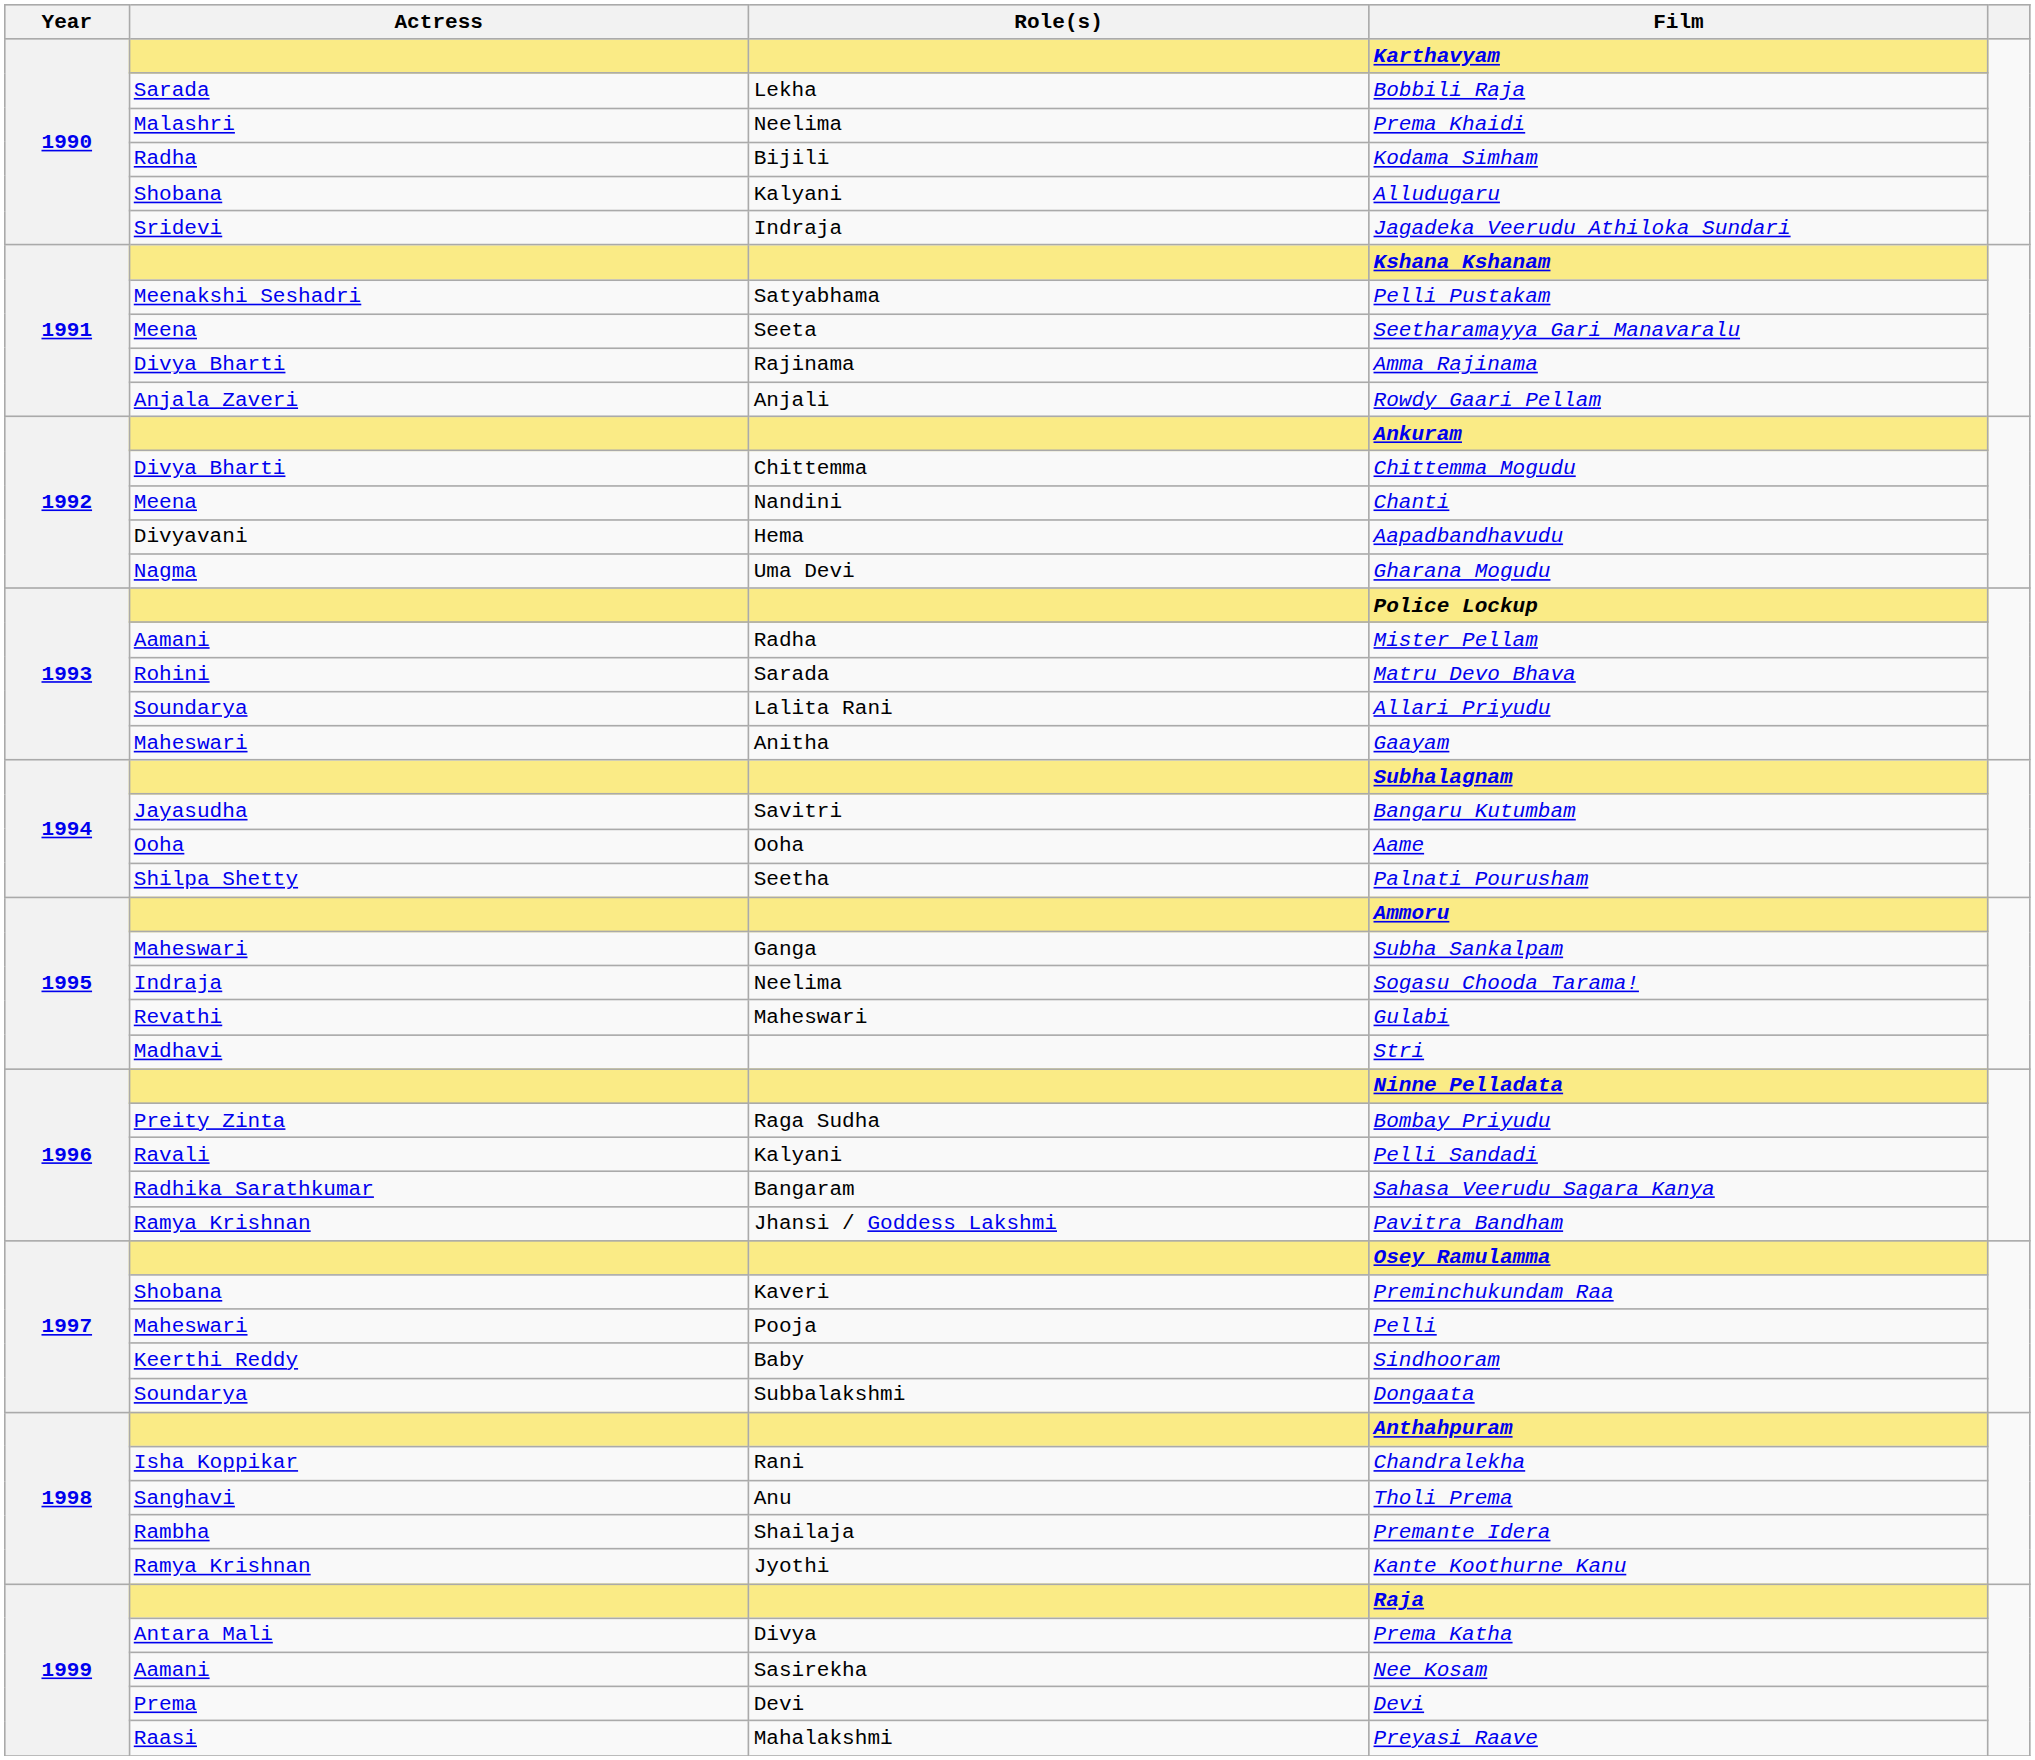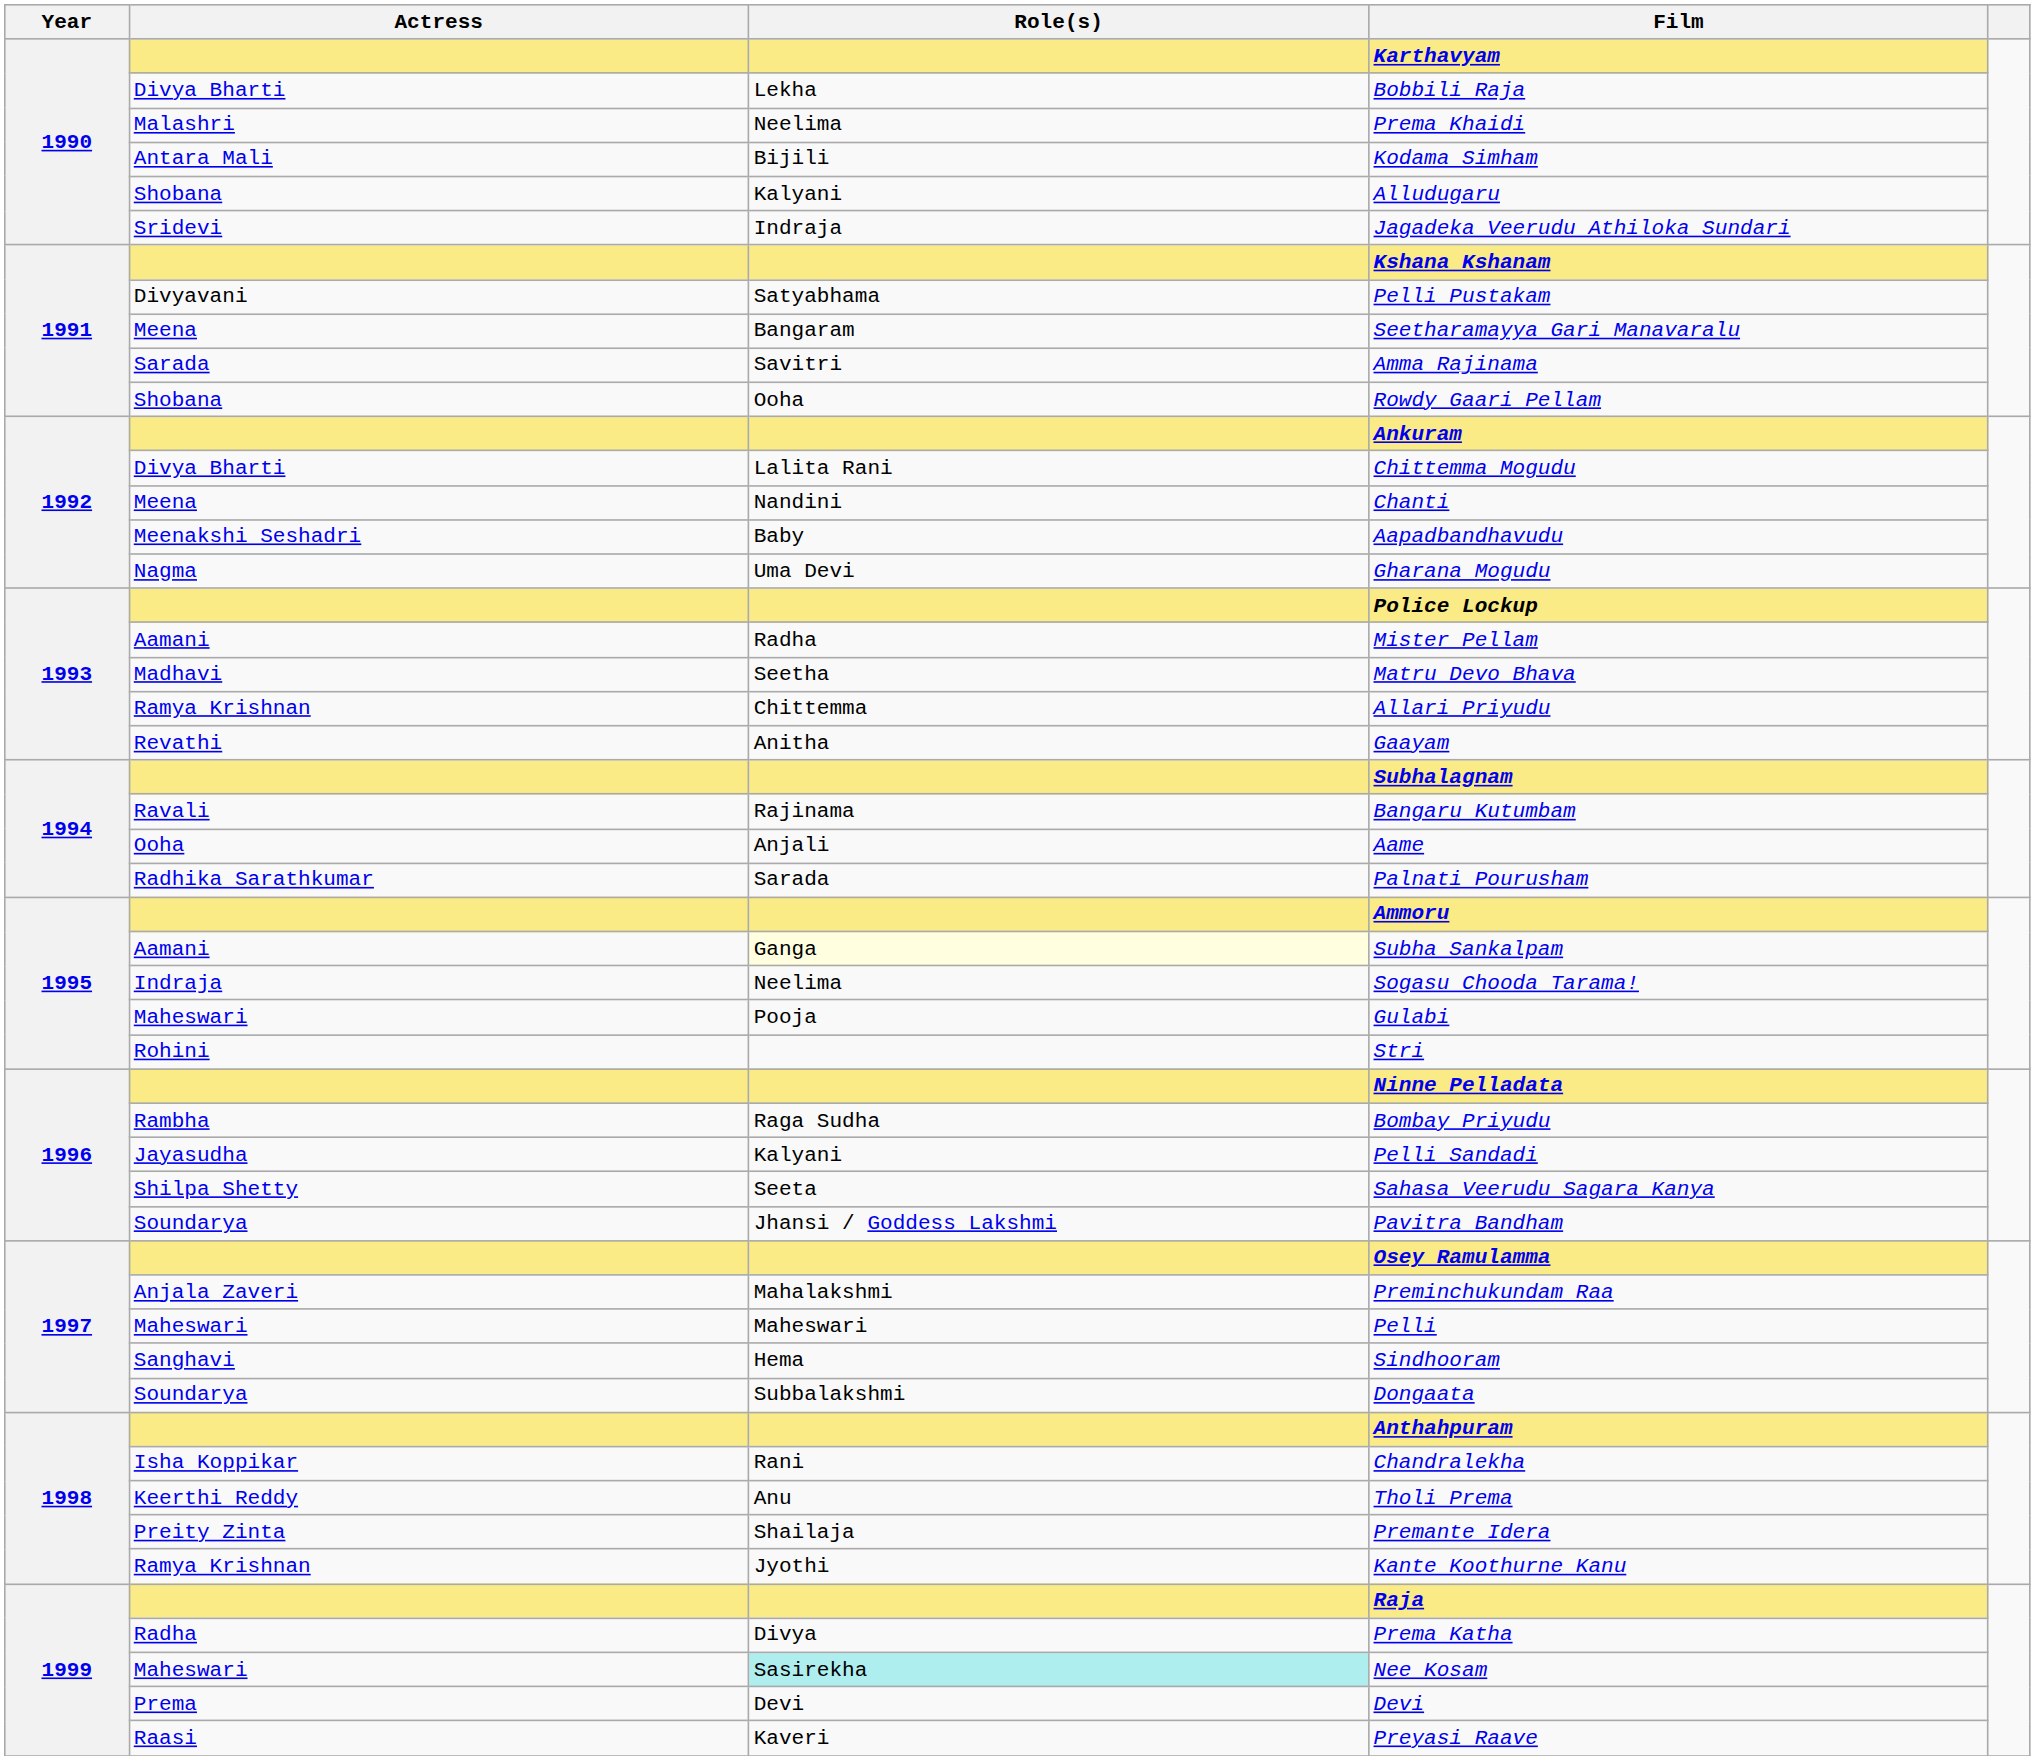(172, 91) Sarada -> (210, 91) Divya Bharti
(165, 159) Radha -> (203, 159) Antara Mali
(248, 297) Meenakshi Seshadri -> (191, 297) Divyavani
(785, 331) Seeta -> (804, 331) Bangaram
(210, 365) Divya Bharti -> (172, 365) Sarada
(804, 365) Rajinama -> (798, 365) Savitri
(216, 400) Anjala Zaveri -> (178, 400) Shobana
(792, 400) Anjali -> (779, 400) Ooha
(811, 468) Chittemma -> (823, 468) Lalita Rani
(191, 537) Divyavani -> (248, 537) Meenakshi Seshadri
(779, 537) Hema -> (779, 537) Baby
(172, 674) Rohini -> (178, 674) Madhavi
(792, 674) Sarada -> (792, 674) Seetha
(191, 708) Soundarya -> (222, 708) Ramya Krishnan
(823, 708) Lalita Rani -> (811, 708) Chittemma
(191, 743) Maheswari -> (178, 743) Revathi
(191, 811) Jayasudha -> (172, 811) Ravali
(798, 811) Savitri -> (804, 811) Rajinama
(779, 846) Ooha -> (792, 846) Anjali
(216, 880) Shilpa Shetty -> (254, 880) Radhika Sarathkumar
(792, 880) Seetha -> (792, 880) Sarada
(191, 949) Maheswari -> (172, 949) Aamani
(785, 949) no background -> (785, 949) lightyellow background
(178, 1017) Revathi -> (191, 1017) Maheswari
(811, 1017) Maheswari -> (785, 1017) Pooja
(178, 1052) Madhavi -> (172, 1052) Rohini
(210, 1120) Preity Zinta -> (172, 1120) Rambha
(172, 1155) Ravali -> (191, 1155) Jayasudha
(254, 1189) Radhika Sarathkumar -> (216, 1189) Shilpa Shetty
(804, 1189) Bangaram -> (785, 1189) Seeta
(222, 1223) Ramya Krishnan -> (191, 1223) Soundarya
(178, 1292) Shobana -> (216, 1292) Anjala Zaveri
(792, 1292) Kaveri -> (823, 1292) Mahalakshmi
(785, 1326) Pooja -> (811, 1326) Maheswari
(216, 1361) Keerthi Reddy -> (184, 1361) Sanghavi
(779, 1361) Baby -> (779, 1361) Hema
(184, 1498) Sanghavi -> (216, 1498) Keerthi Reddy
(172, 1532) Rambha -> (210, 1532) Preity Zinta
(203, 1635) Antara Mali -> (165, 1635) Radha
(172, 1670) Aamani -> (191, 1670) Maheswari
(811, 1670) no background -> (811, 1670) paleturquoise background
(823, 1738) Mahalakshmi -> (792, 1738) Kaveri
